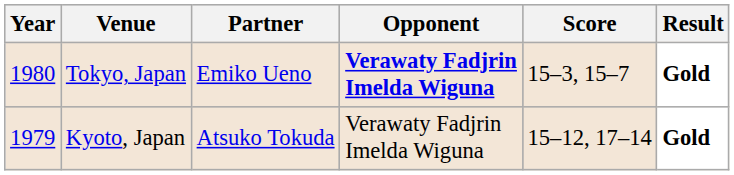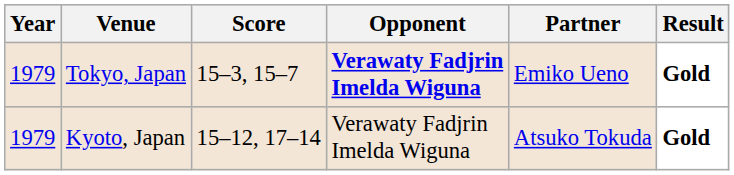columns swapped: (266, 23) <-> (590, 23)
(33, 74) 1980 -> (33, 74) 1979
